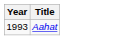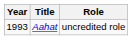+ column: (94, 12)
